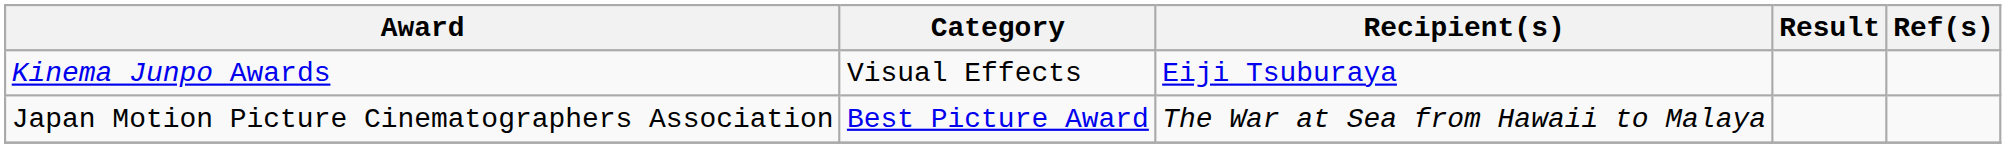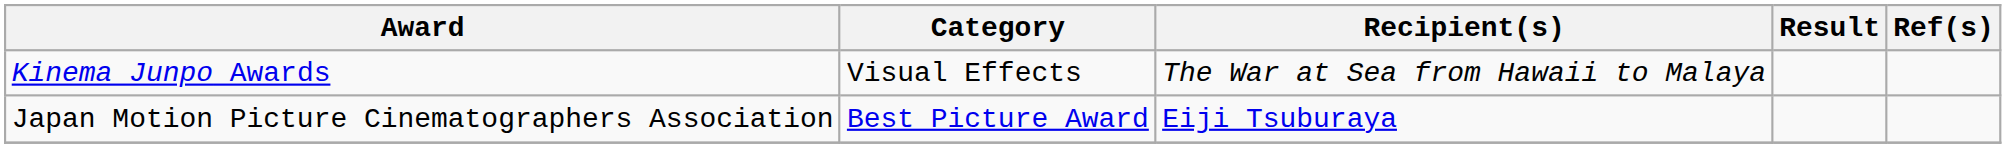(1280, 73) Eiji Tsuburaya -> (1464, 73) The War at Sea from Hawaii to Malaya
(1464, 119) The War at Sea from Hawaii to Malaya -> (1280, 119) Eiji Tsuburaya
